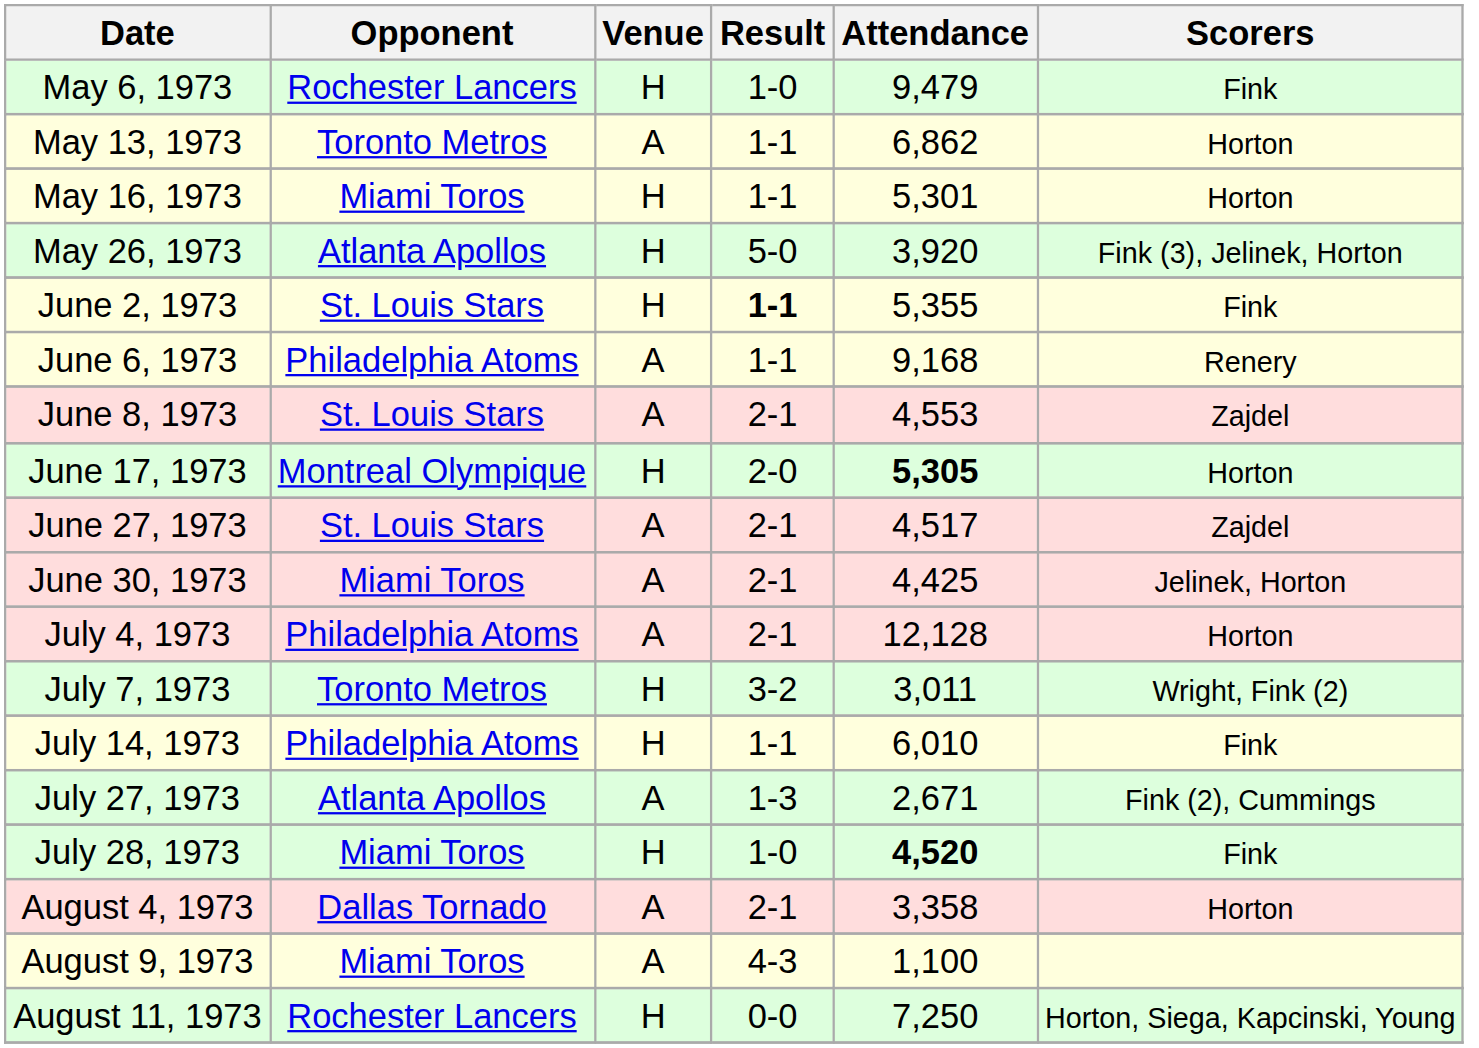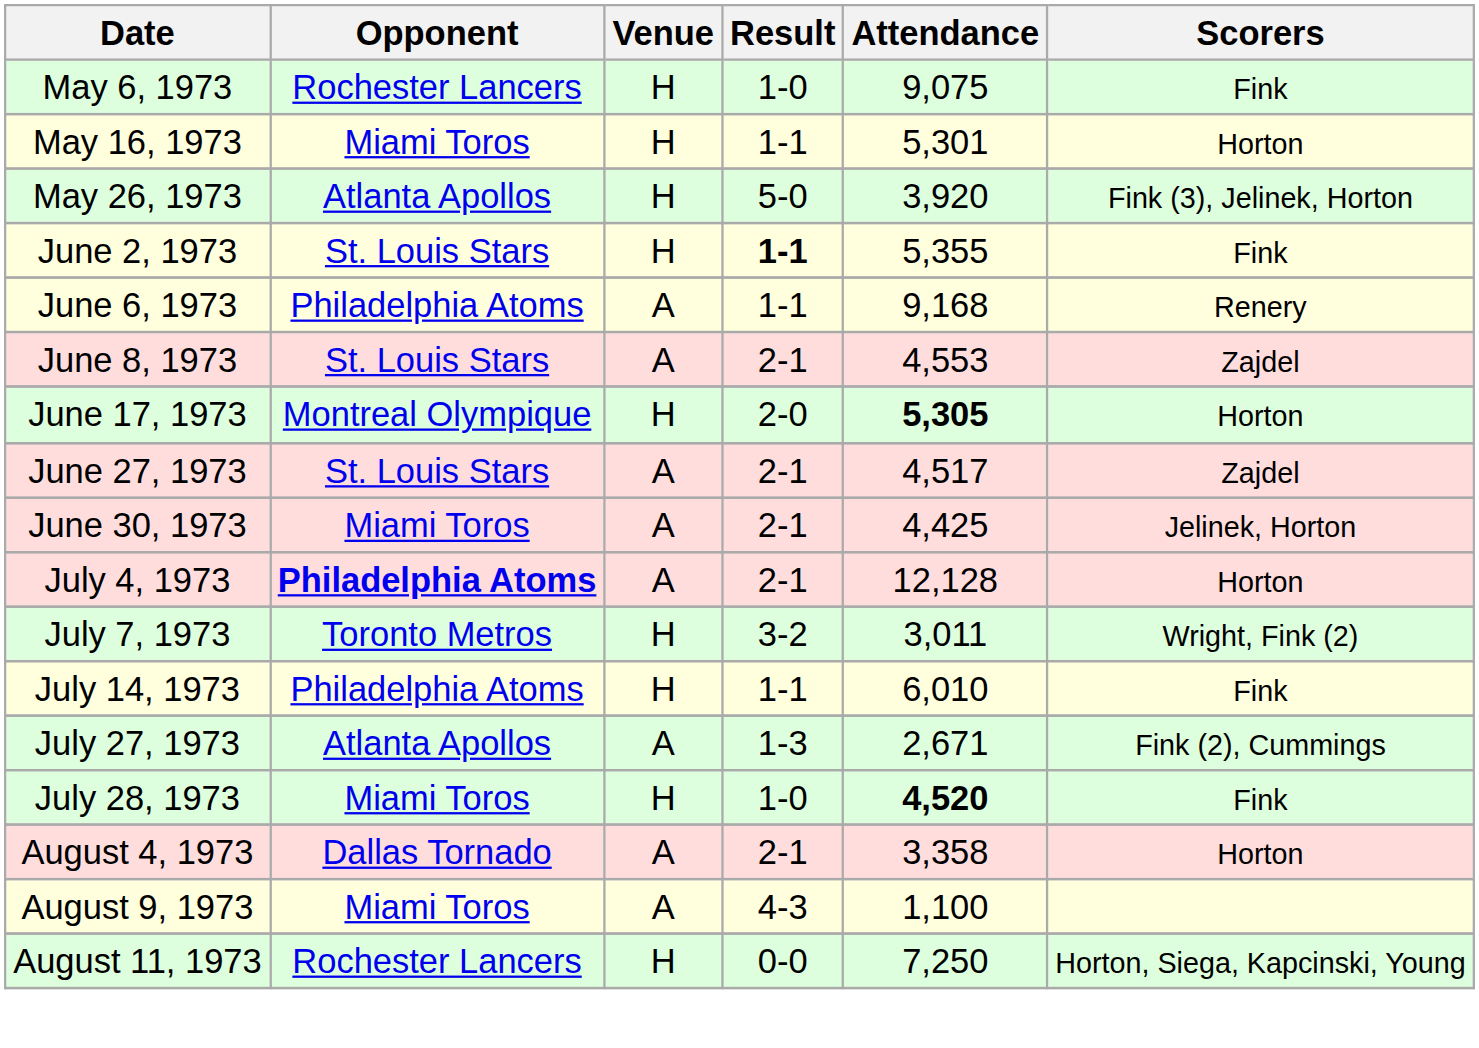(935, 87) 9,479 -> (945, 87) 9,075
- row: (137, 142)
(432, 633) normal -> (437, 579) bold
